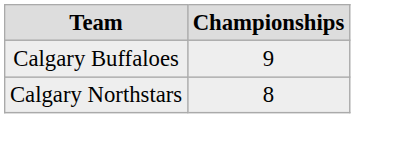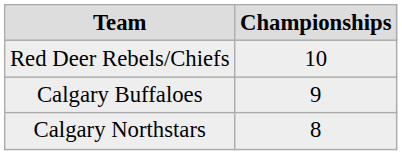+ row: (120, 58)
